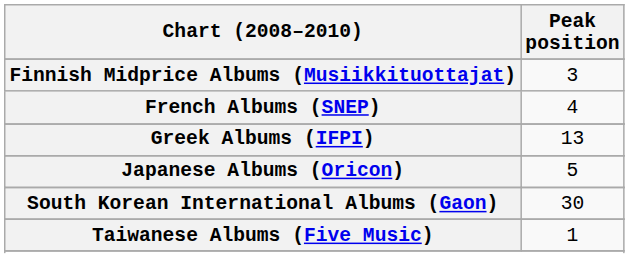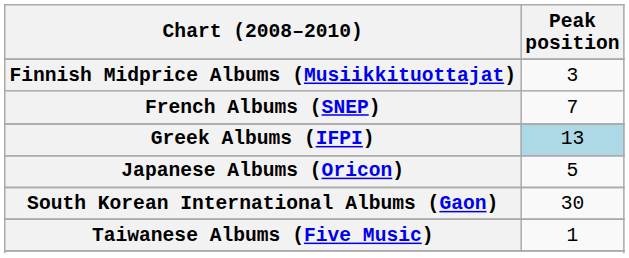(572, 107) 4 -> (572, 107) 7
(572, 139) no background -> (572, 139) lightblue background
